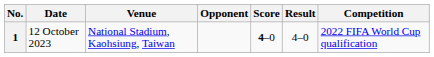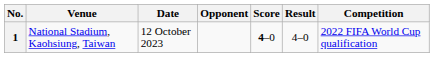columns swapped: (56, 13) <-> (142, 13)
